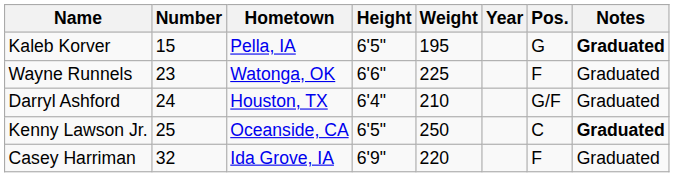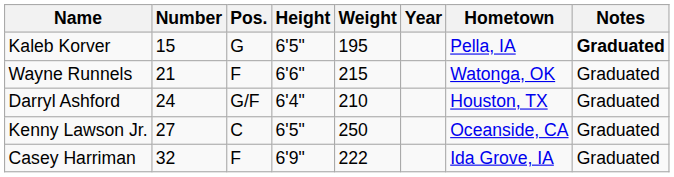columns swapped: (550, 18) <-> (289, 18)
(165, 74) 23 -> (165, 74) 21
(434, 74) 225 -> (353, 74) 215
(165, 130) 25 -> (165, 130) 27
(621, 130) bold -> (618, 130) normal
(434, 158) 220 -> (353, 158) 222
